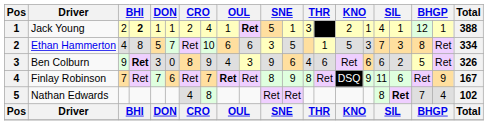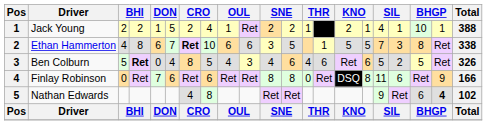(140, 29) bold -> (140, 29) normal
(172, 29) 1 -> (172, 29) 5
(250, 29) bold -> (250, 29) normal
(271, 29) 5 -> (271, 29) 2
(293, 29) 1 -> (292, 29) 2
(309, 29) 3 -> (308, 29) 1
(422, 29) 12 -> (421, 29) 10
(158, 45) 5 -> (158, 45) 6
(190, 45) normal -> (190, 45) bold
(368, 45) 3 -> (368, 45) 5
(468, 45) 334 -> (467, 45) 338
(124, 62) 9 -> (124, 62) 5
(158, 62) 3 -> (158, 62) 0
(172, 62) 0 -> (172, 62) 4
(209, 62) 9 -> (209, 62) 5
(271, 62) 9 -> (271, 62) 4
(382, 62) 6 -> (381, 62) 5
(124, 78) 7 -> (124, 78) 0
(209, 78) 7 -> (209, 78) 6
(228, 78) bold -> (228, 78) normal
(293, 78) 9 -> (292, 78) 8
(309, 78) 8 -> (308, 78) 0
(368, 78) 9 -> (368, 78) 8
(468, 78) 167 -> (467, 78) 166
(382, 95) 8 -> (381, 95) 9
(400, 95) bold -> (400, 95) normal
(422, 95) 7 -> (421, 95) 6
(443, 95) normal -> (442, 95) bold
